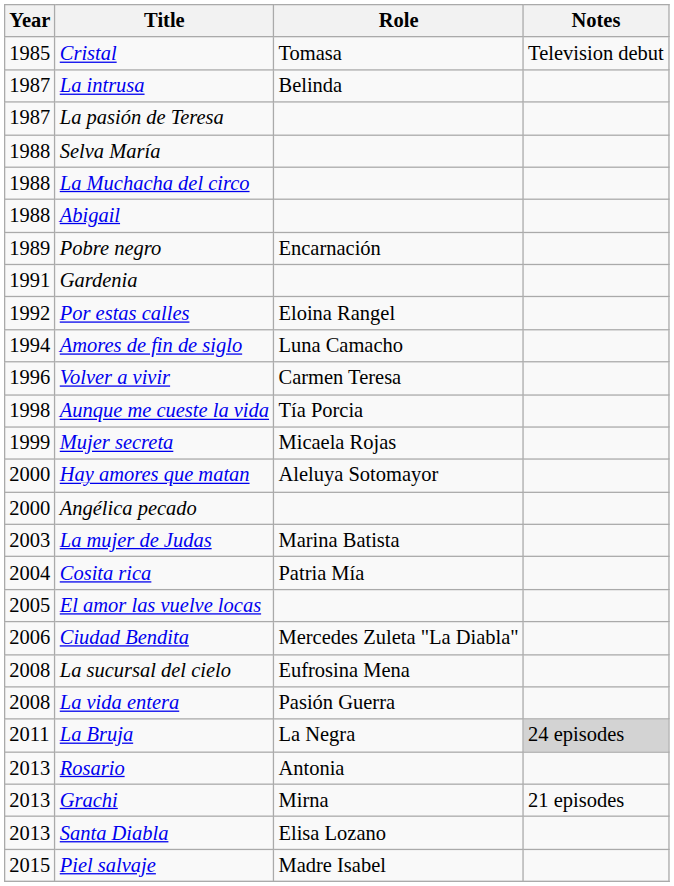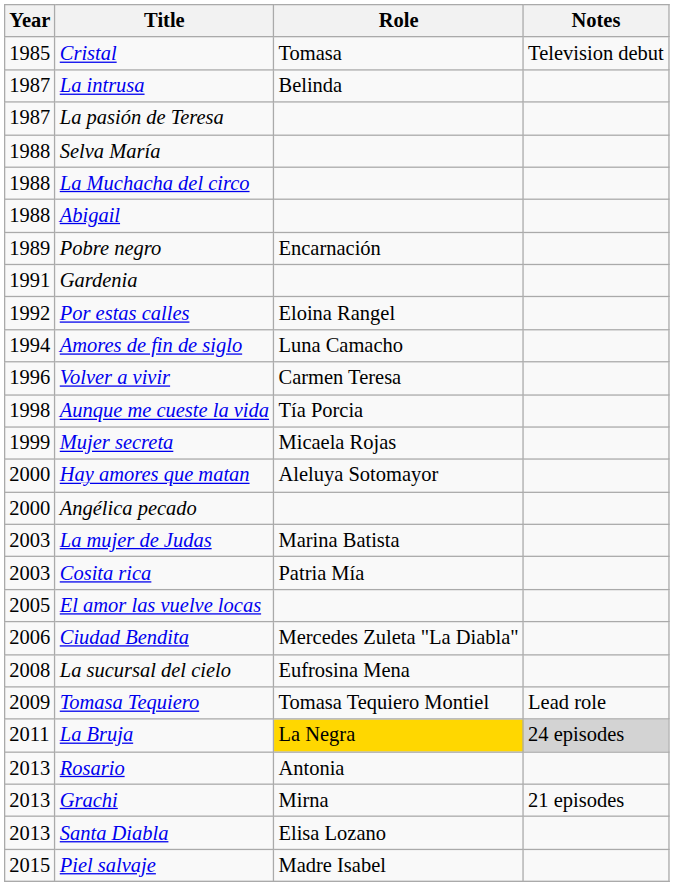(30, 572) 2004 -> (30, 572) 2003
- row: (119, 702)
+ row: (129, 702)
(317, 735) no background -> (317, 735) gold background
